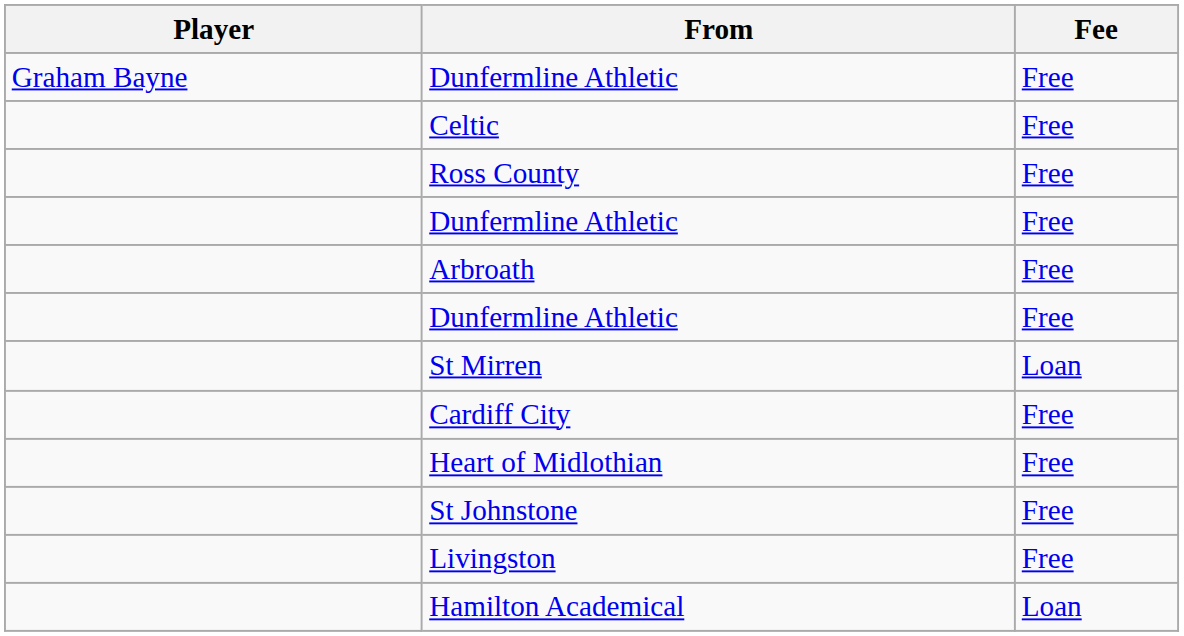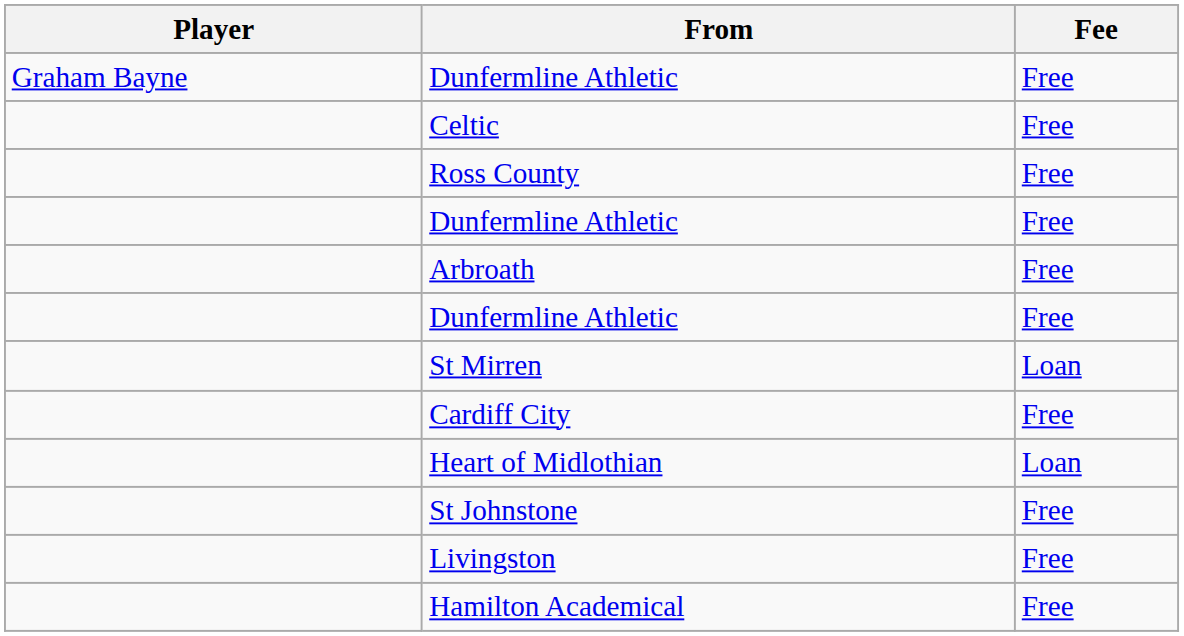(1048, 461) Free -> (1052, 461) Loan
(1052, 606) Loan -> (1048, 606) Free
